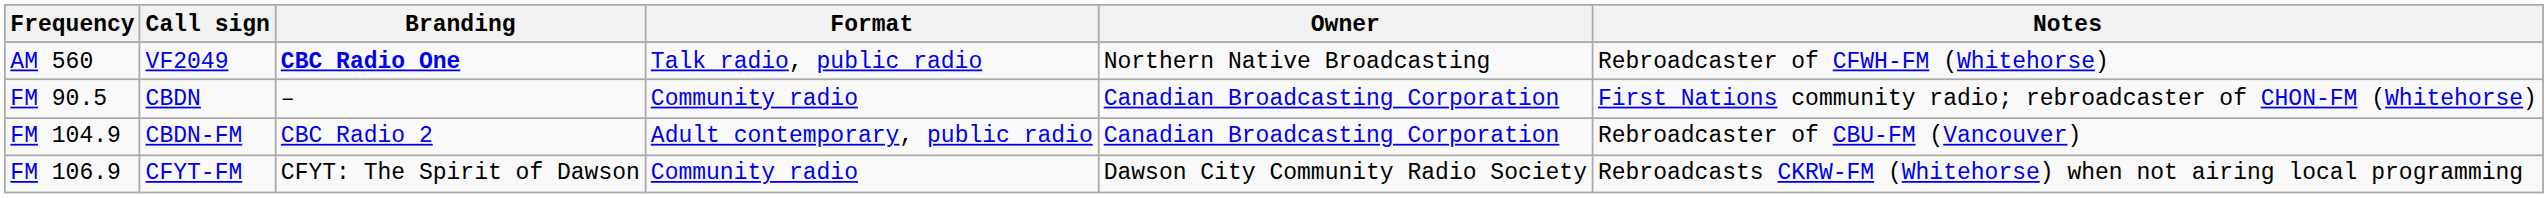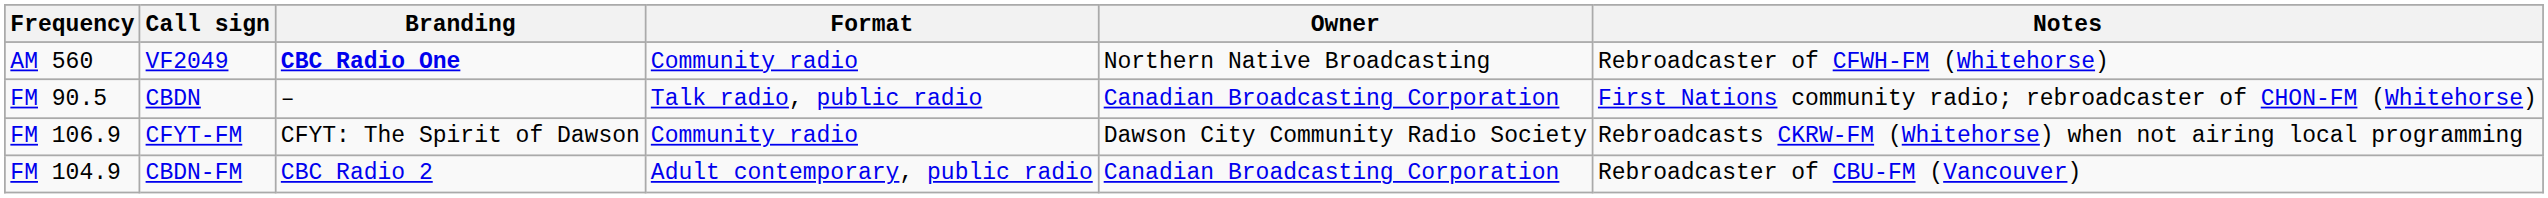(817, 61) Talk radio, public radio -> (754, 61) Community radio
(754, 99) Community radio -> (817, 99) Talk radio, public radio
rows swapped: (66, 136) <-> (66, 174)
